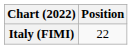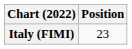(103, 34) 22 -> (103, 34) 23
